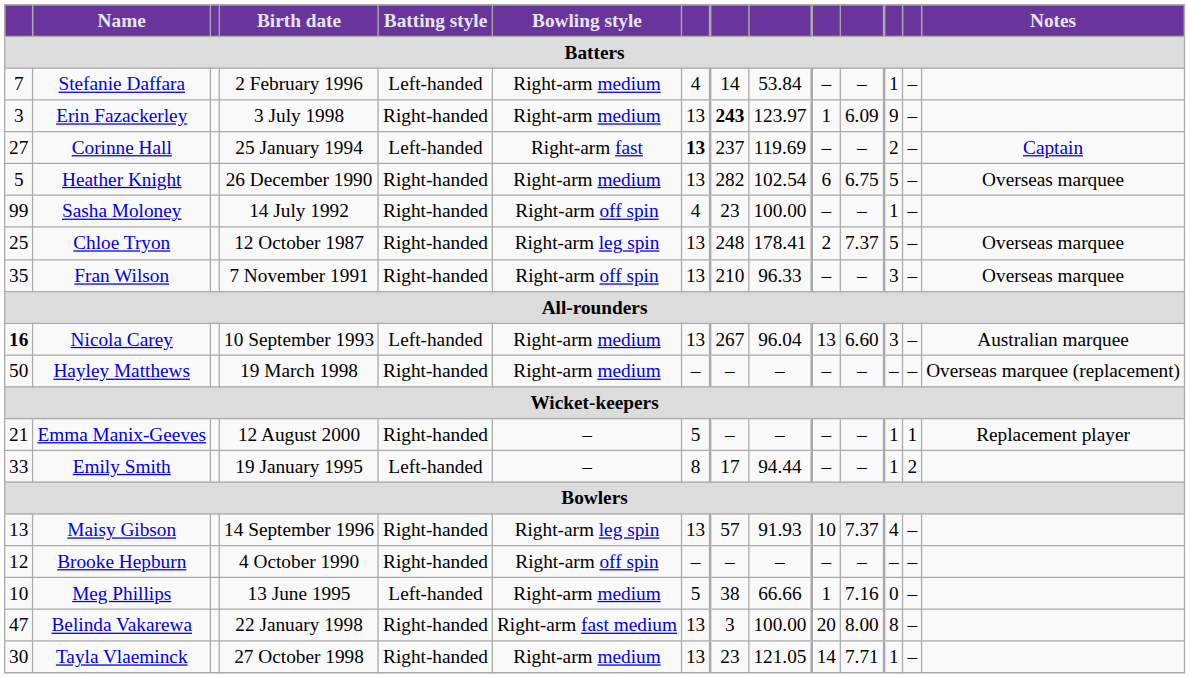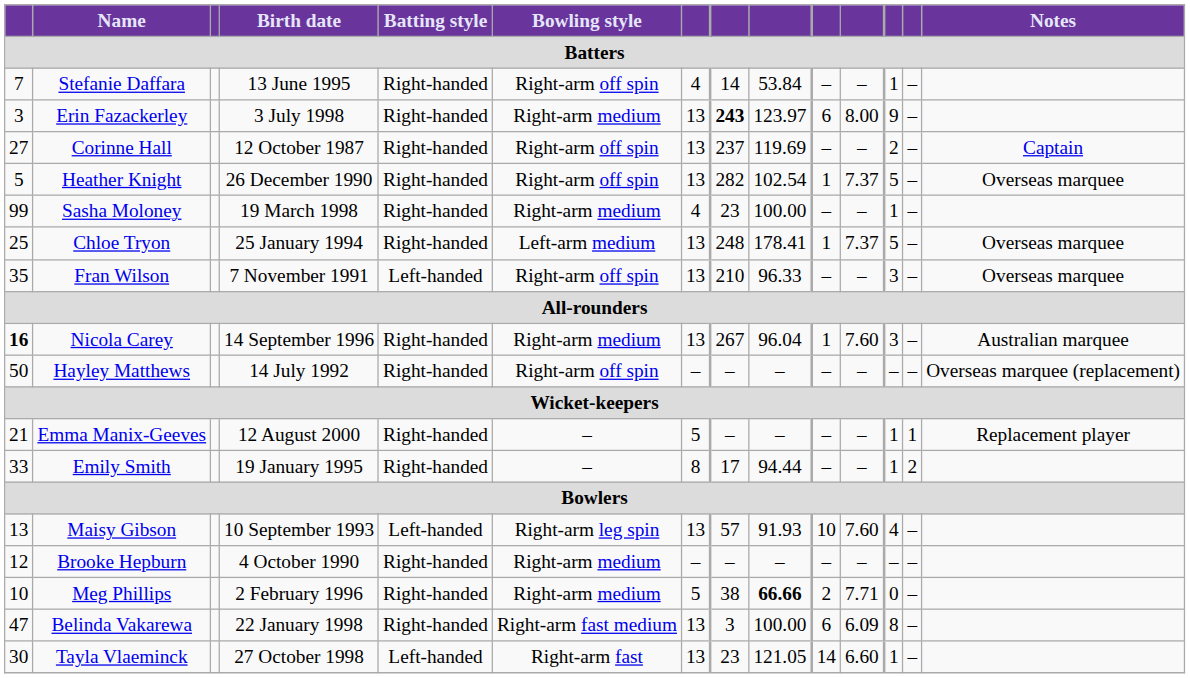(299, 84) 2 February 1996 -> (299, 84) 13 June 1995
(436, 84) Left-handed -> (436, 84) Right-handed
(587, 84) Right-arm medium -> (587, 84) Right-arm off spin
(826, 116) 1 -> (826, 116) 6
(862, 116) 6.09 -> (862, 116) 8.00
(299, 147) 25 January 1994 -> (299, 147) 12 October 1987
(436, 147) Left-handed -> (436, 147) Right-handed
(587, 147) Right-arm fast -> (587, 147) Right-arm off spin
(696, 147) bold -> (696, 147) normal
(587, 179) Right-arm medium -> (587, 179) Right-arm off spin
(826, 179) 6 -> (826, 179) 1
(862, 179) 6.75 -> (862, 179) 7.37
(299, 211) 14 July 1992 -> (299, 211) 19 March 1998
(587, 211) Right-arm off spin -> (587, 211) Right-arm medium
(299, 243) 12 October 1987 -> (299, 243) 25 January 1994
(587, 243) Right-arm leg spin -> (587, 243) Left-arm medium
(826, 243) 2 -> (826, 243) 1
(436, 275) Right-handed -> (436, 275) Left-handed
(299, 338) 10 September 1993 -> (299, 338) 14 September 1996
(436, 338) Left-handed -> (436, 338) Right-handed
(826, 338) 13 -> (826, 338) 1
(862, 338) 6.60 -> (862, 338) 7.60
(299, 370) 19 March 1998 -> (299, 370) 14 July 1992
(587, 370) Right-arm medium -> (587, 370) Right-arm off spin
(436, 466) Left-handed -> (436, 466) Right-handed
(299, 529) 14 September 1996 -> (299, 529) 10 September 1993
(436, 529) Right-handed -> (436, 529) Left-handed
(862, 529) 7.37 -> (862, 529) 7.60
(587, 561) Right-arm off spin -> (587, 561) Right-arm medium
(299, 593) 13 June 1995 -> (299, 593) 2 February 1996
(436, 593) Left-handed -> (436, 593) Right-handed
(780, 593) normal -> (780, 593) bold
(826, 593) 1 -> (826, 593) 2
(862, 593) 7.16 -> (862, 593) 7.71
(826, 625) 20 -> (826, 625) 6
(862, 625) 8.00 -> (862, 625) 6.09
(436, 657) Right-handed -> (436, 657) Left-handed
(587, 657) Right-arm medium -> (587, 657) Right-arm fast
(862, 657) 7.71 -> (862, 657) 6.60
